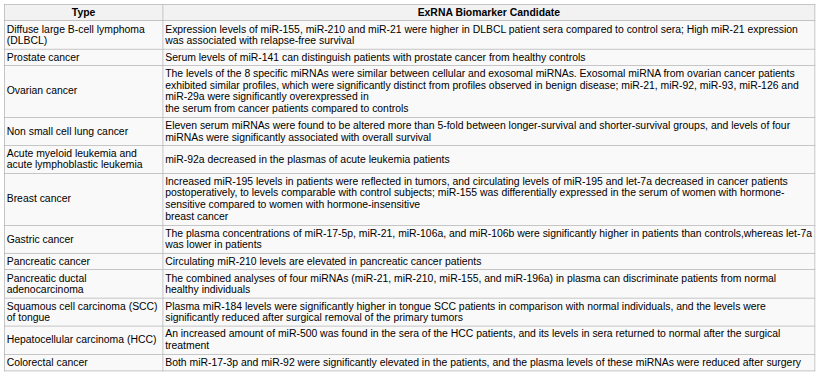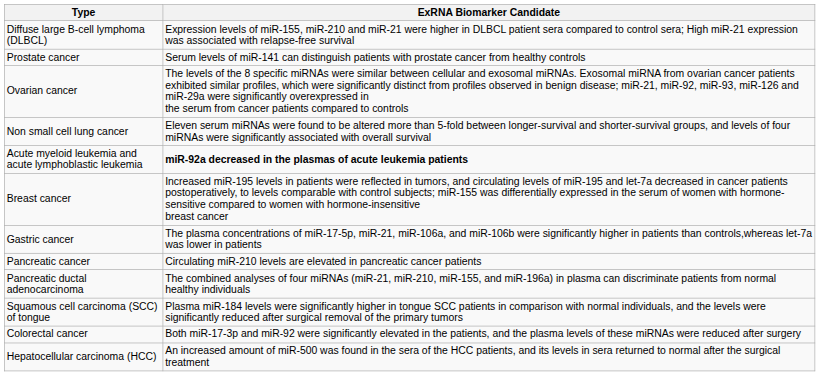(307, 159) normal -> (317, 159) bold
rows swapped: (47, 362) <-> (82, 340)
